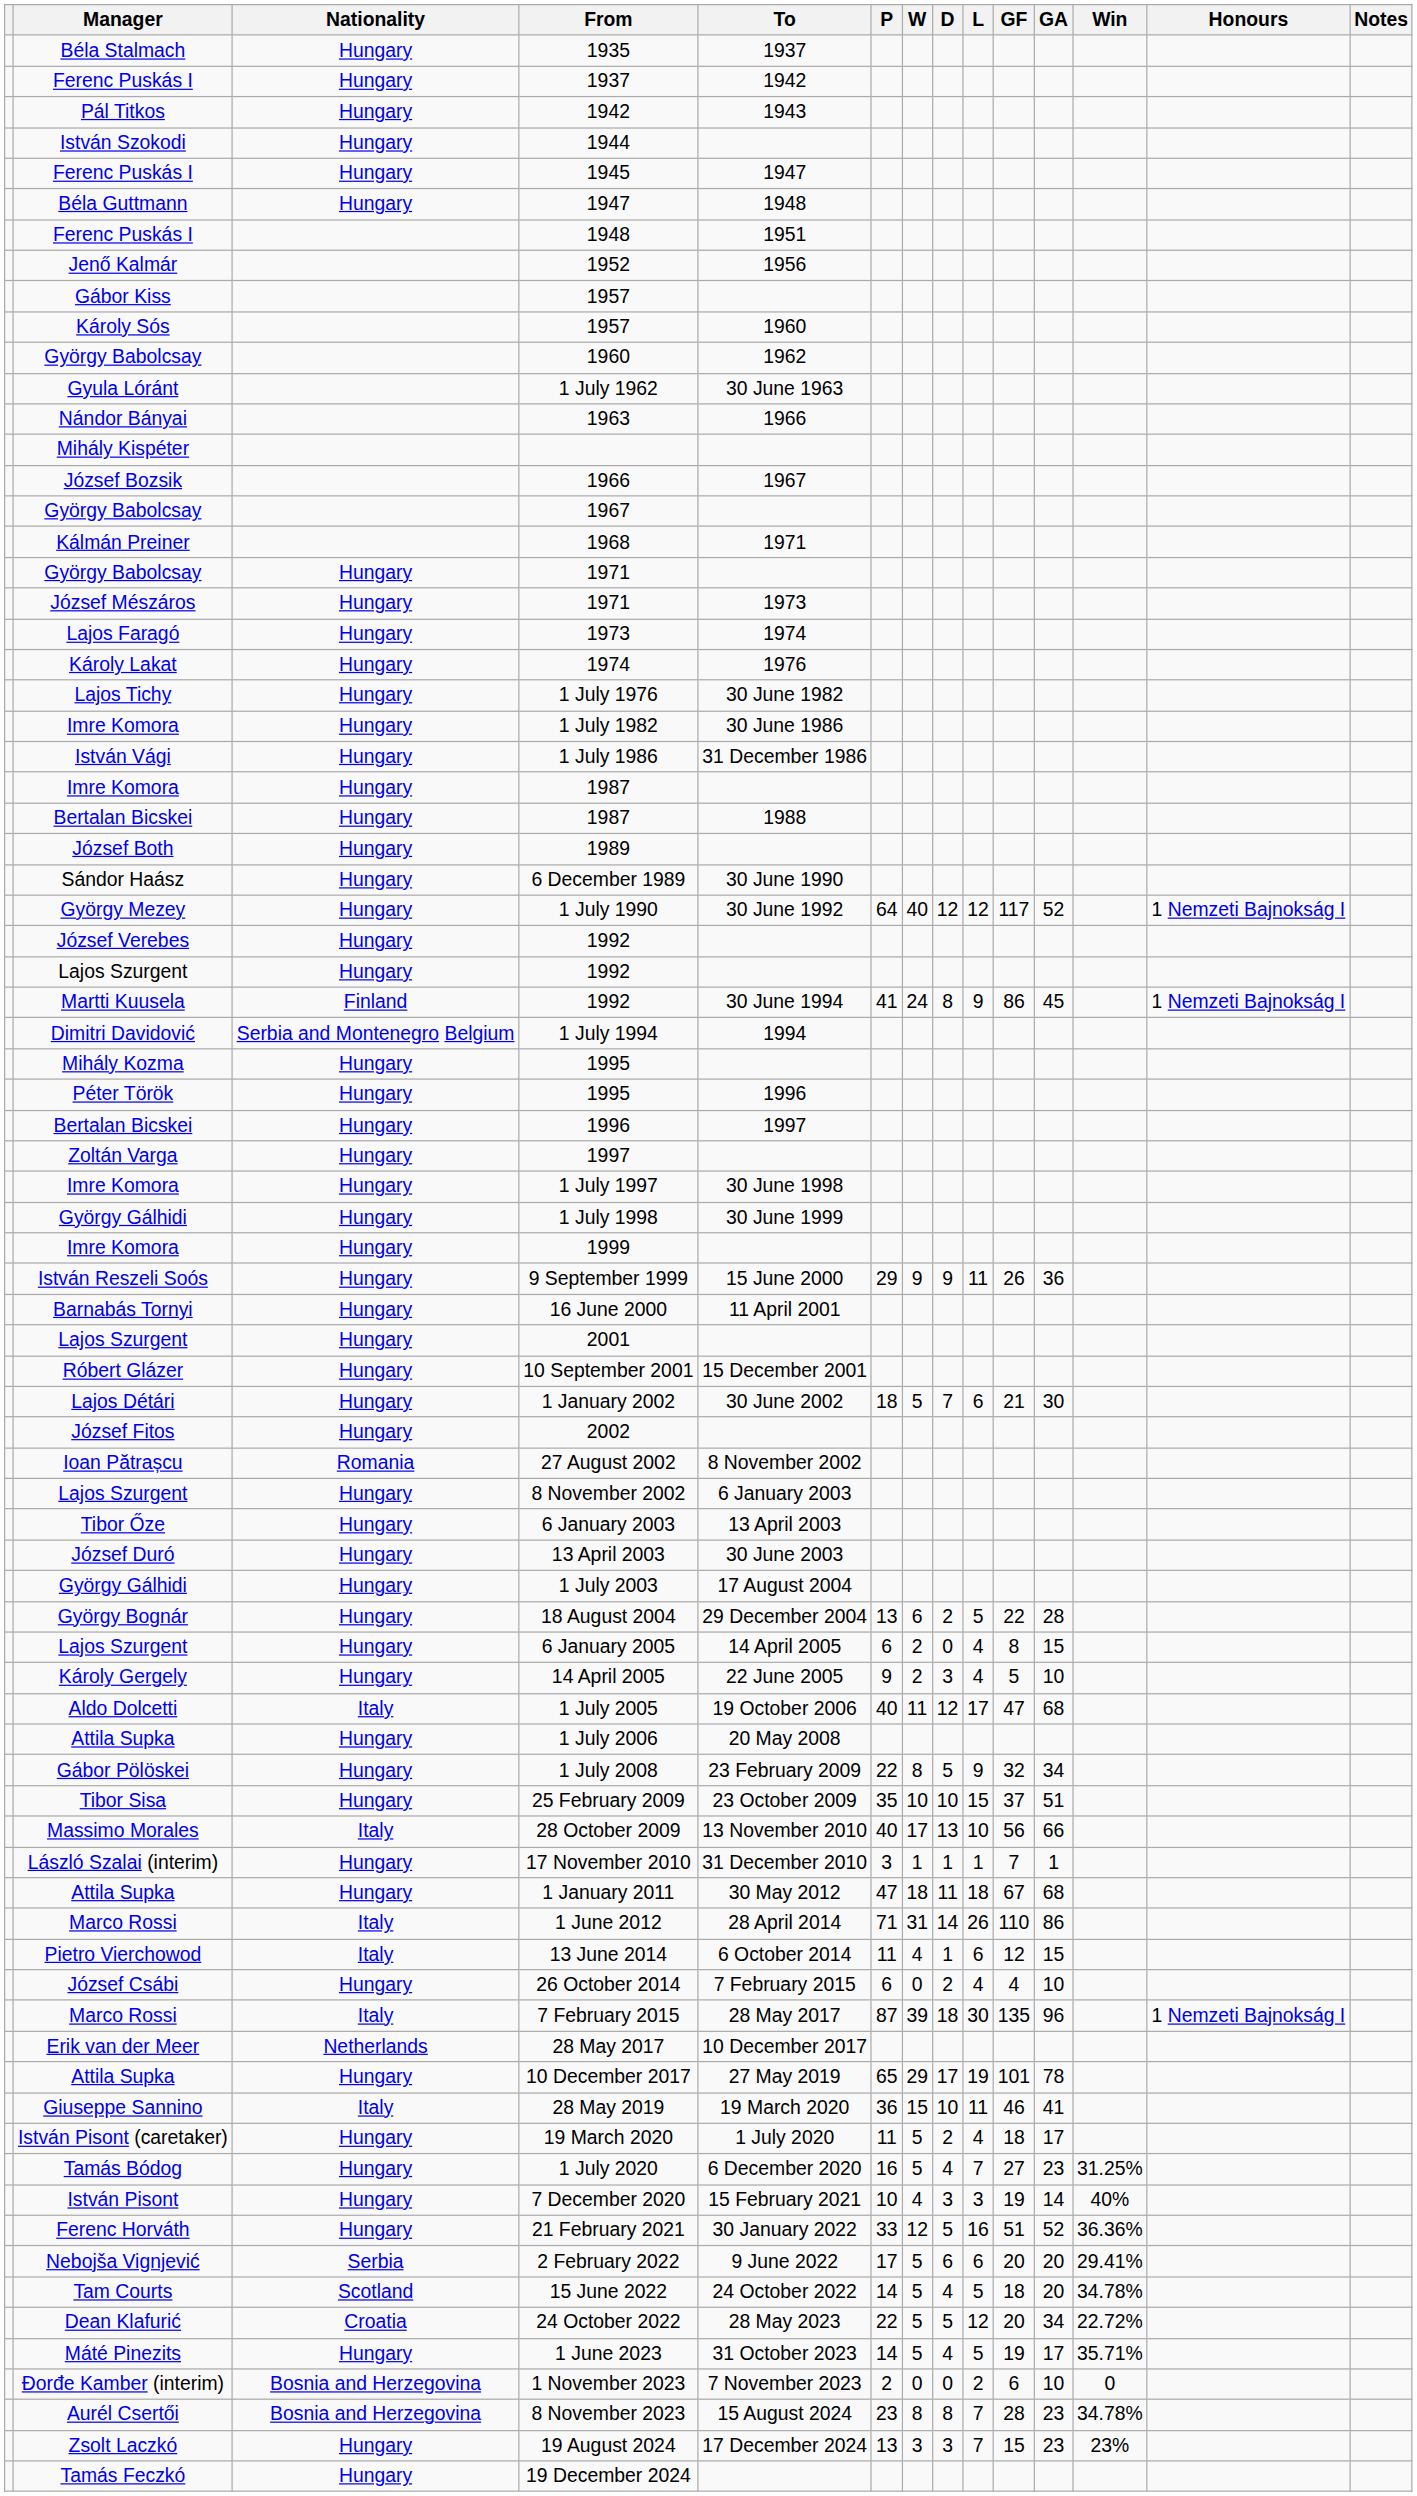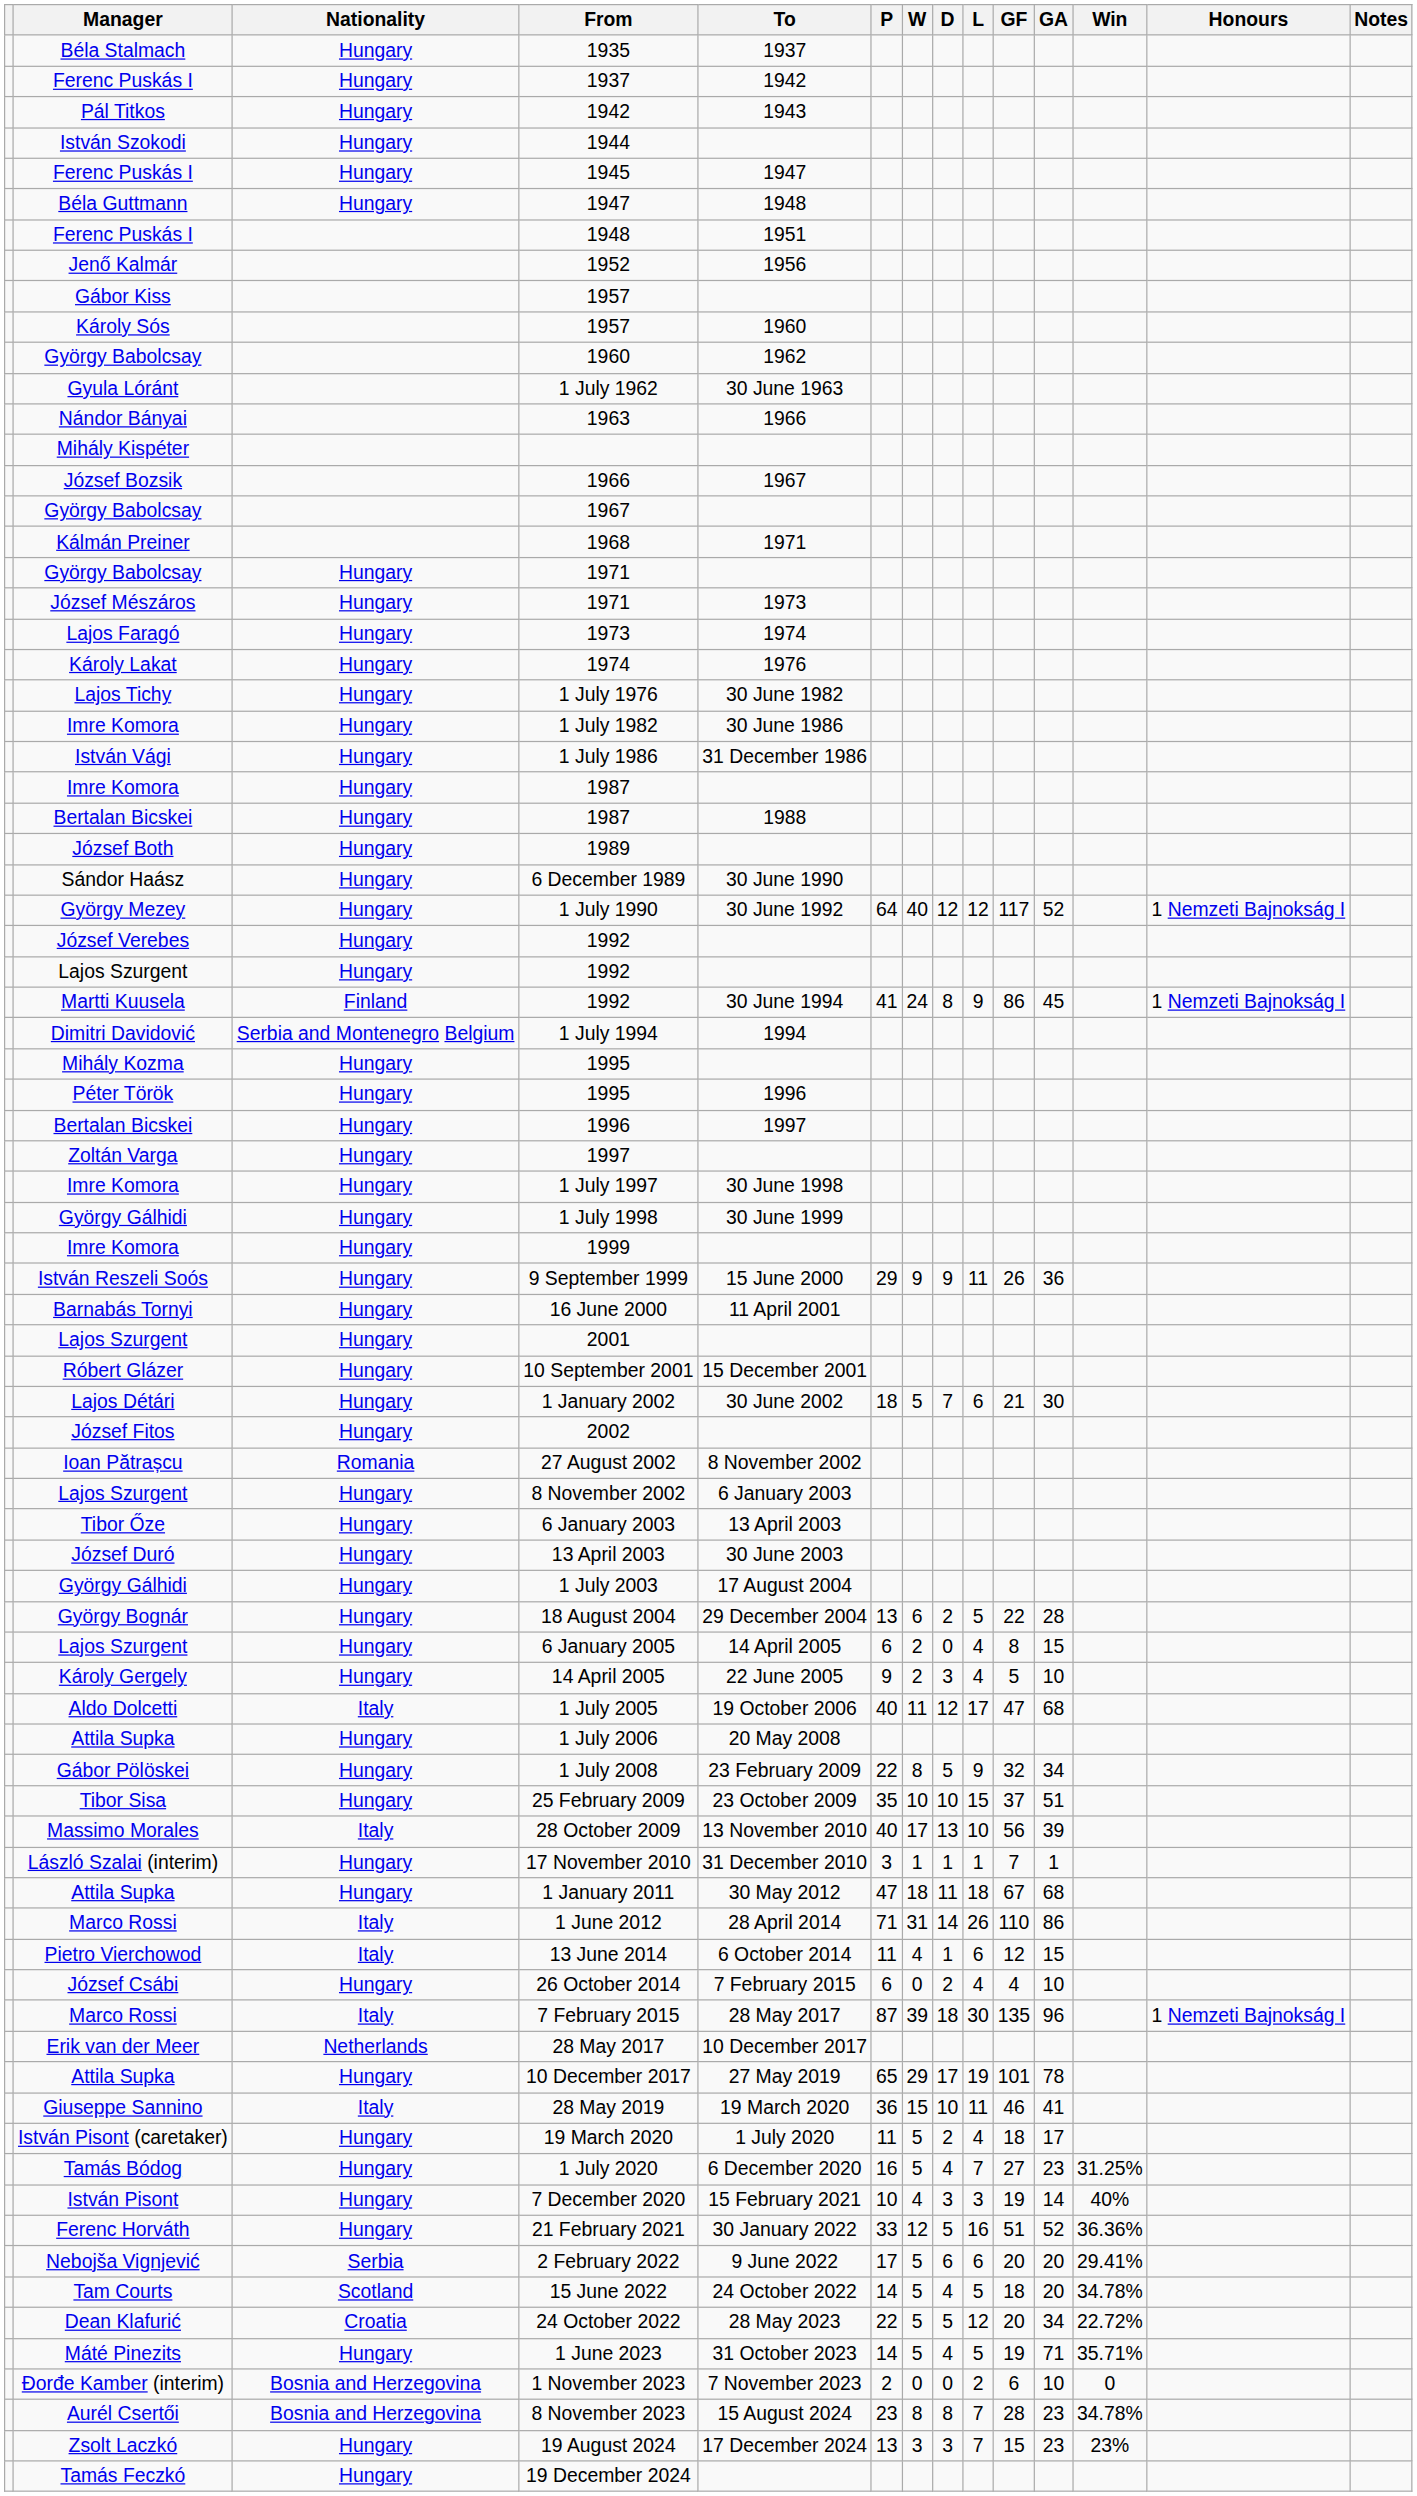(1054, 1831) 66 -> (1054, 1831) 39
(1054, 2353) 17 -> (1054, 2353) 71
